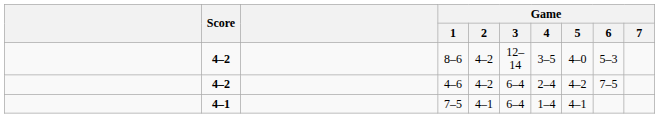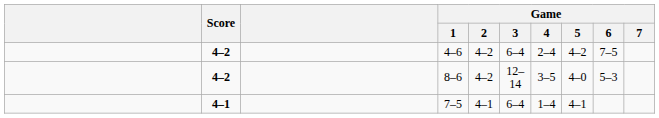rows swapped: (453, 84) <-> (453, 58)
